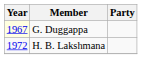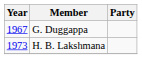(17, 29) lightyellow background -> (17, 29) no background
(17, 45) 1972 -> (17, 45) 1973
